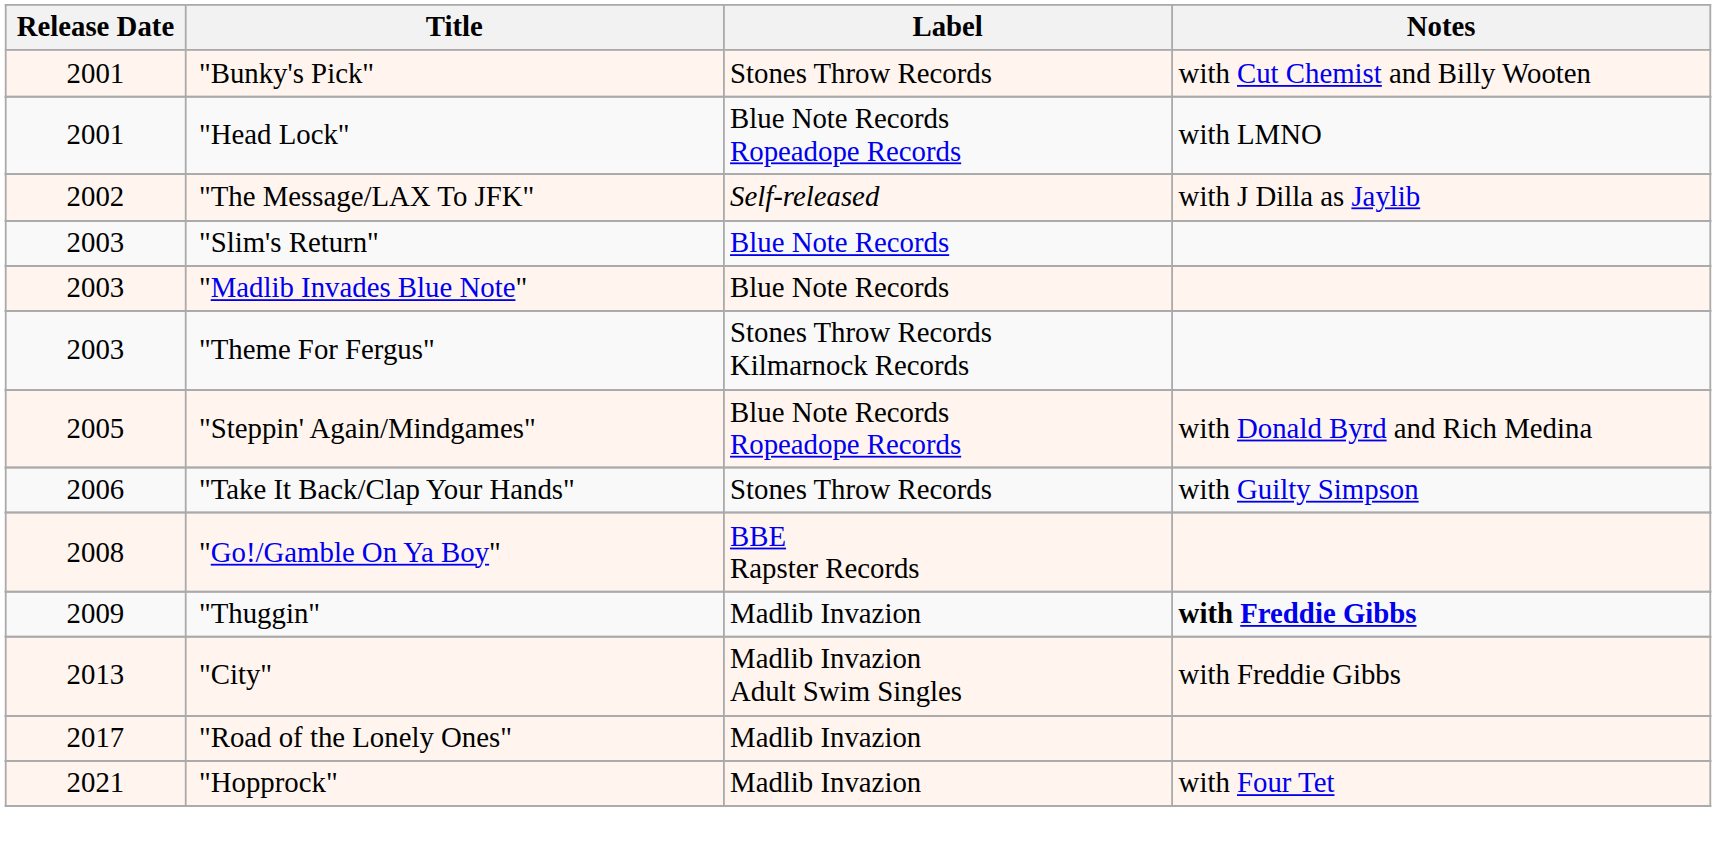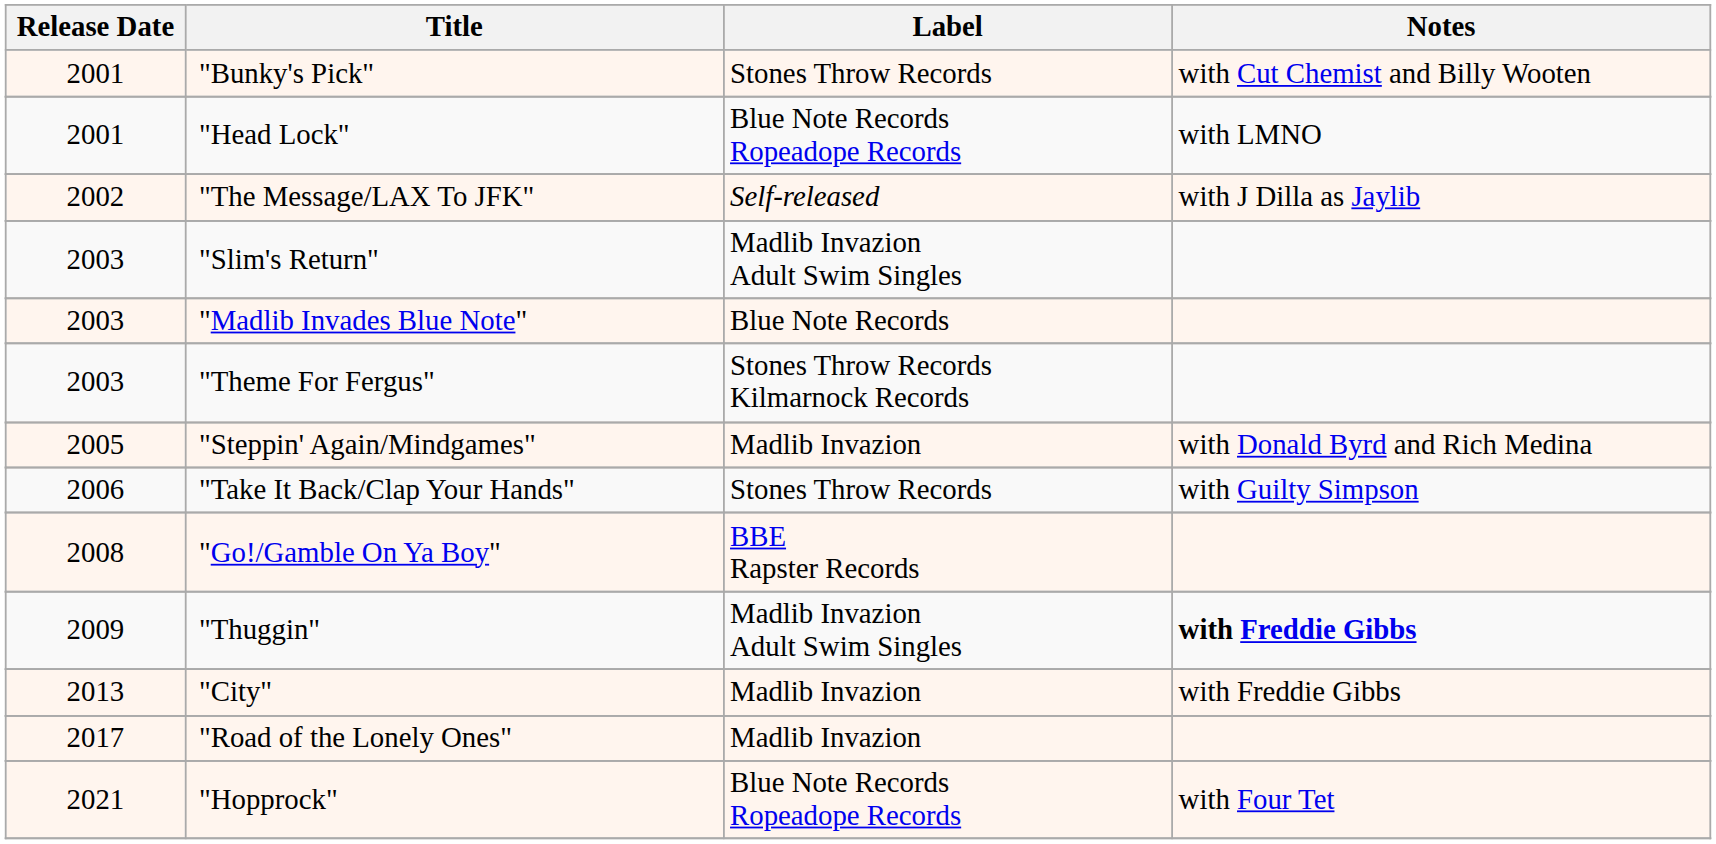(840, 242) Blue Note Records -> (846, 258) Madlib Invazion Adult Swim Singles
(846, 428) Blue Note Records Ropeadope Records -> (826, 444) Madlib Invazion
(826, 613) Madlib Invazion -> (846, 629) Madlib Invazion Adult Swim Singles
(846, 675) Madlib Invazion Adult Swim Singles -> (826, 691) Madlib Invazion
(826, 783) Madlib Invazion -> (846, 799) Blue Note Records Ropeadope Records
